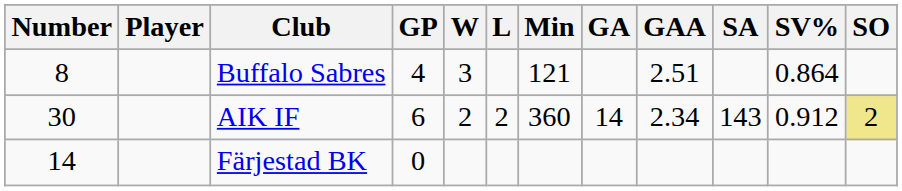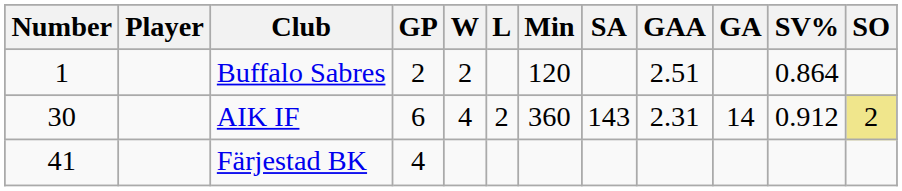columns swapped: (609, 26) <-> (740, 26)
(62, 71) 8 -> (62, 71) 1
(418, 71) 4 -> (418, 71) 2
(465, 71) 3 -> (465, 71) 2
(549, 71) 121 -> (549, 71) 120
(465, 116) 2 -> (465, 116) 4
(675, 116) 2.34 -> (675, 116) 2.31
(62, 161) 14 -> (62, 161) 41
(418, 161) 0 -> (418, 161) 4
